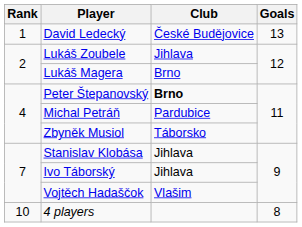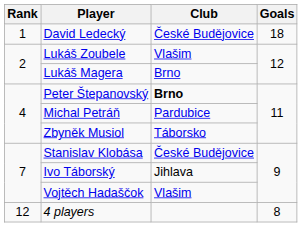(277, 34) 13 -> (277, 34) 18
(173, 53) Jihlava -> (173, 53) Vlašim
(173, 152) Jihlava -> (204, 152) České Budějovice
(23, 212) 10 -> (23, 212) 12
